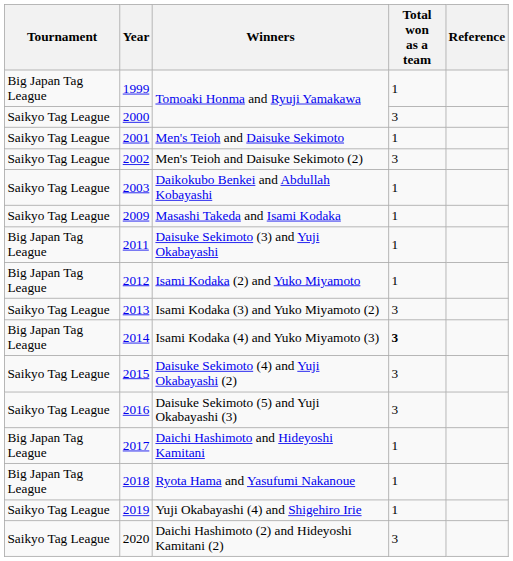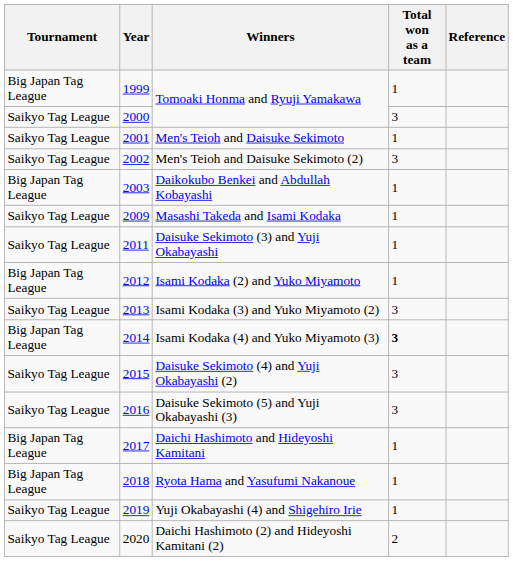(59, 187) Saikyo Tag League -> (45, 187) Big Japan Tag League
(45, 244) Big Japan Tag League -> (59, 244) Saikyo Tag League
(395, 538) 3 -> (395, 538) 2
